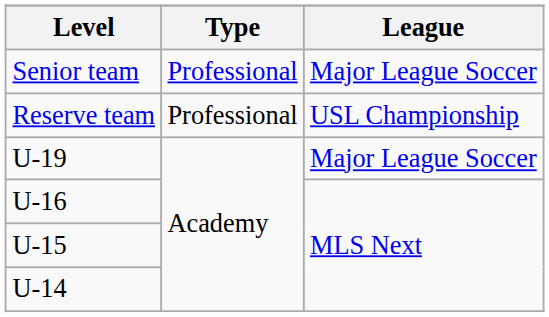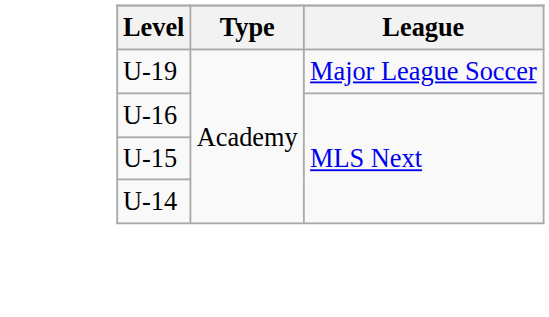- row: (76, 71)
- row: (84, 114)
